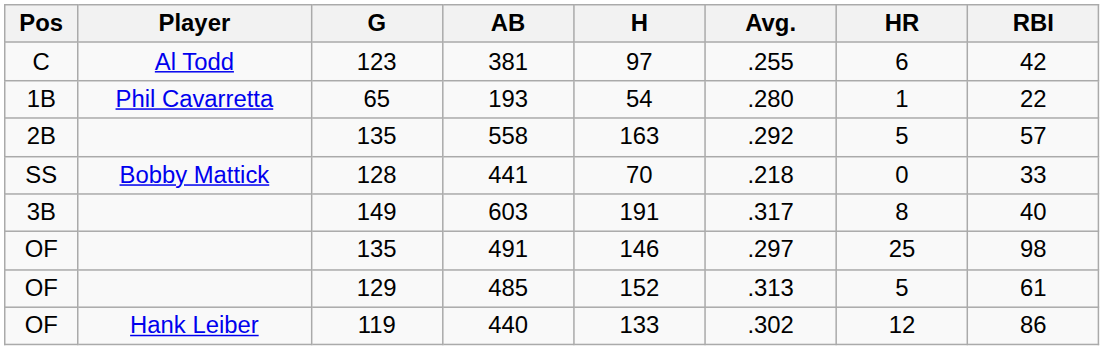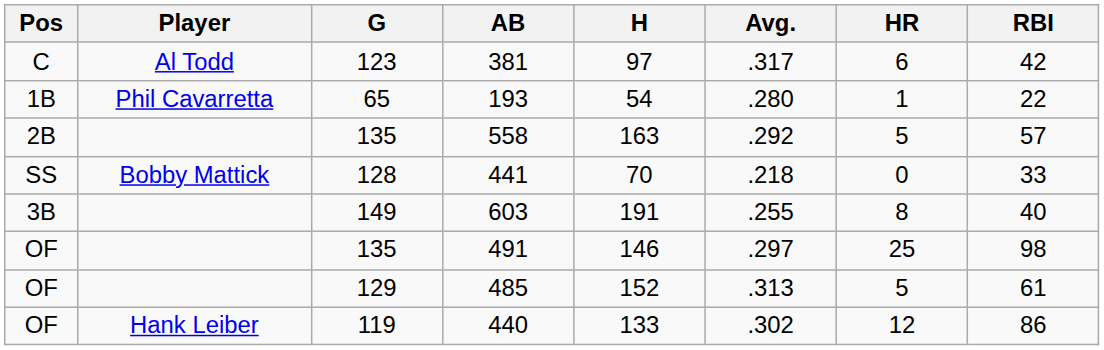(771, 61) .255 -> (771, 61) .317
(771, 212) .317 -> (771, 212) .255
